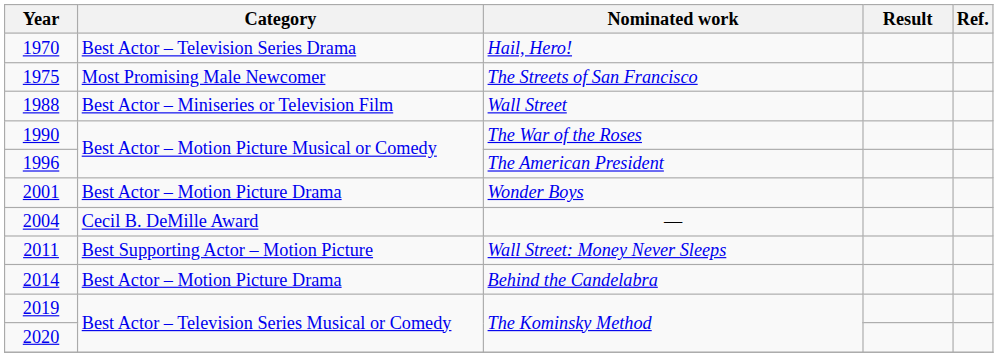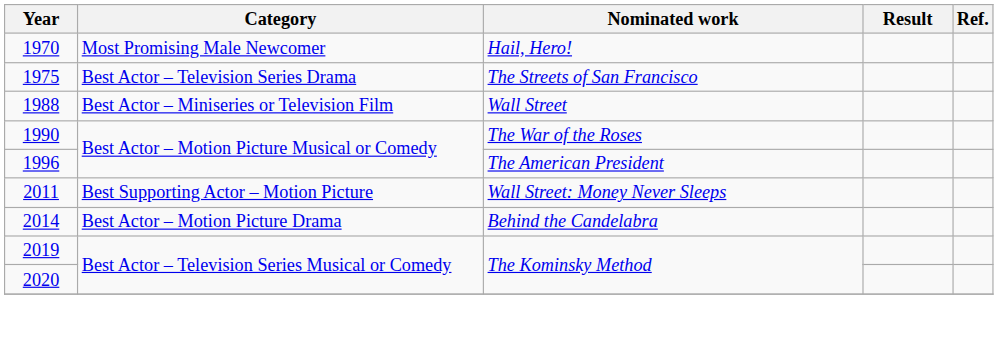(219, 47) Best Actor – Television Series Drama -> (204, 47) Most Promising Male Newcomer
(204, 76) Most Promising Male Newcomer -> (219, 76) Best Actor – Television Series Drama
- row: (41, 192)
- row: (41, 221)
